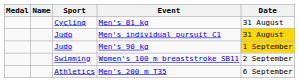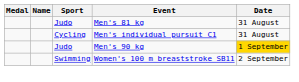(70, 23) Cycling -> (63, 23) Judo
(63, 35) Judo -> (70, 35) Cycling
(263, 35) gold background -> (259, 35) no background
- row: (133, 72)
